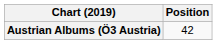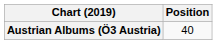(188, 30) 42 -> (188, 30) 40
